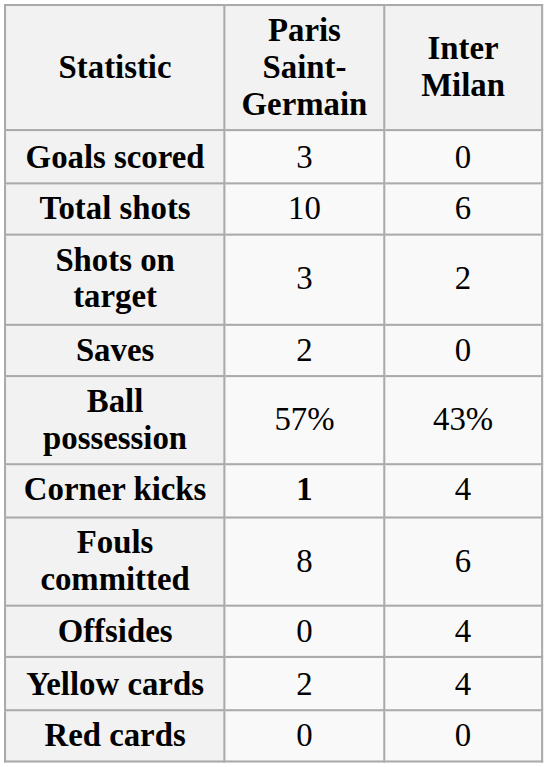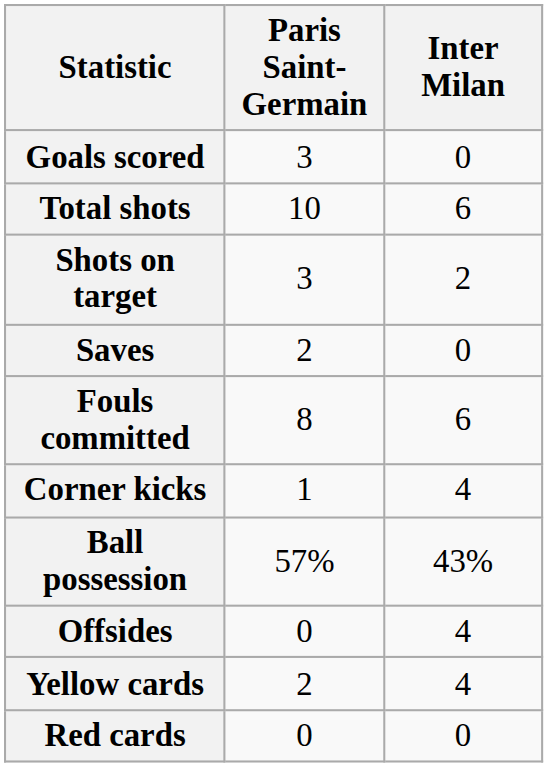rows swapped: (115, 419) <-> (115, 560)
(304, 490) bold -> (304, 490) normal
